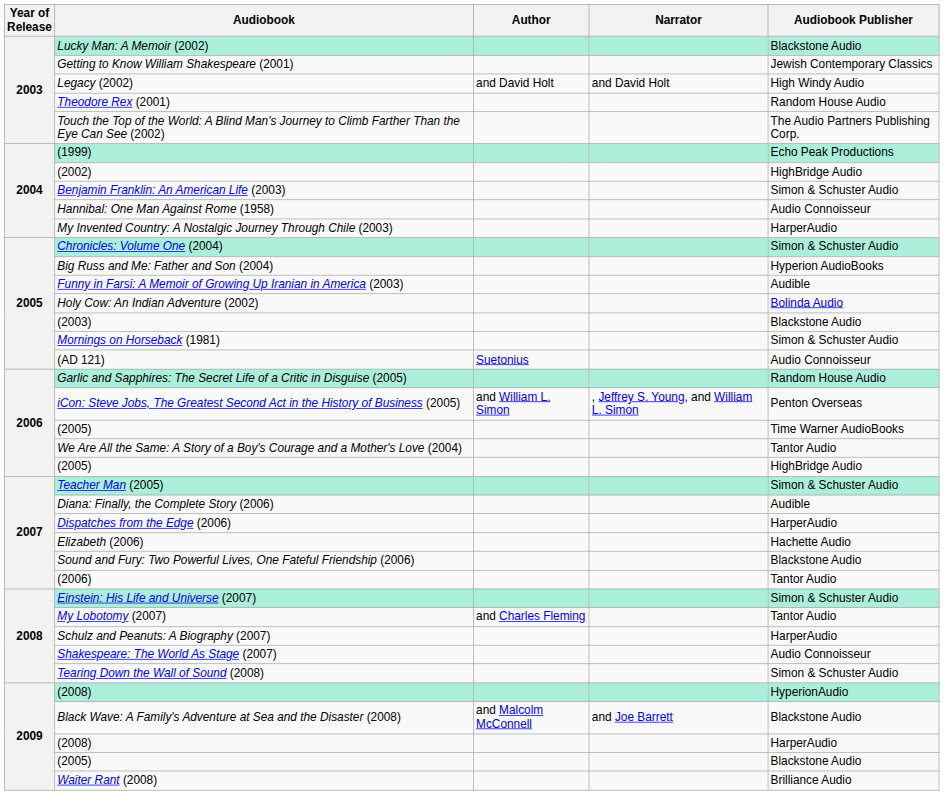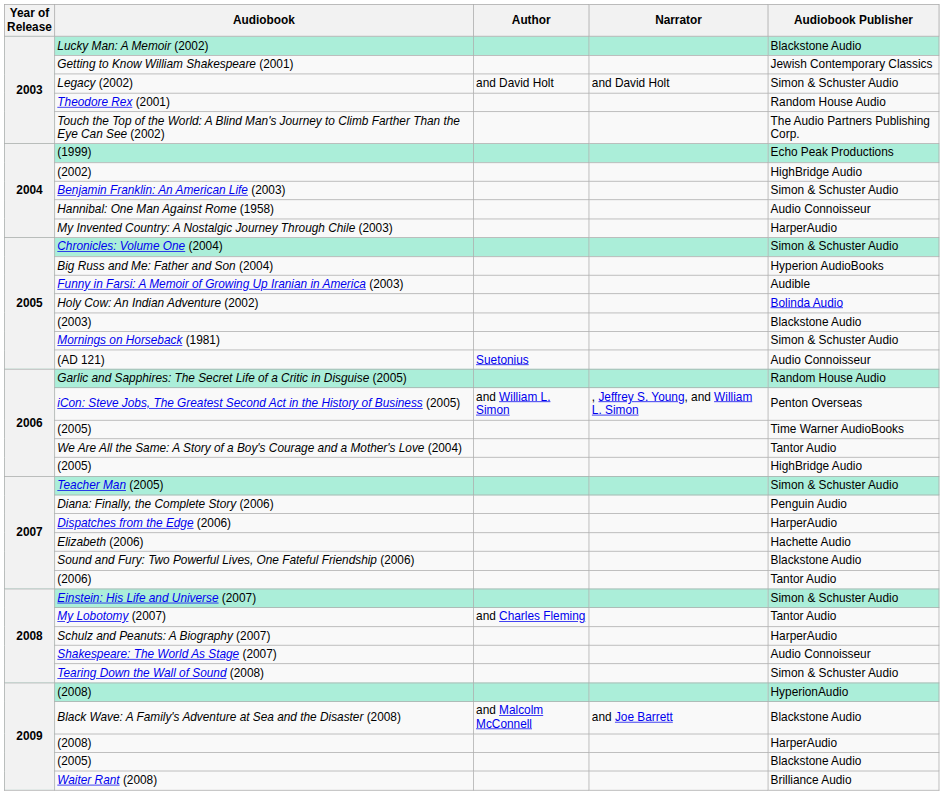(817, 83) High Windy Audio -> (834, 83) Simon & Schuster Audio
(790, 504) Audible -> (809, 504) Penguin Audio
